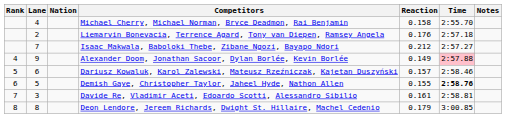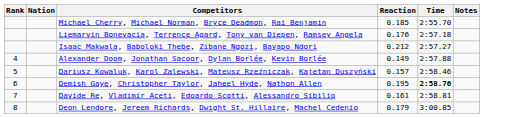- column: (37, 11)
(420, 23) 0.158 -> (398, 23) 0.185
(457, 59) pink background -> (435, 59) no background
(420, 84) 0.155 -> (398, 84) 0.195
